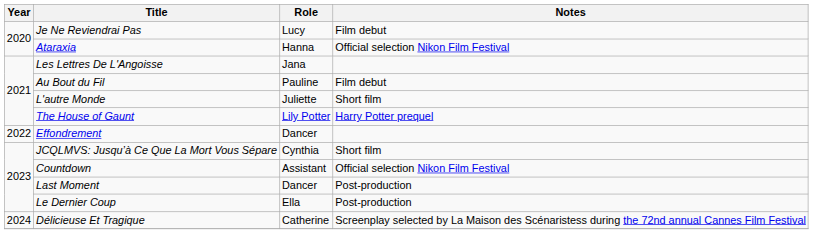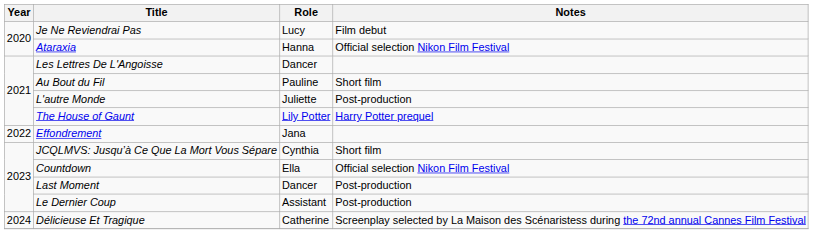(294, 64) Jana -> (300, 64) Dancer
(361, 82) Film debut -> (358, 82) Short film
(358, 99) Short film -> (373, 99) Post-production
(300, 133) Dancer -> (294, 133) Jana
(304, 168) Аssistant -> (291, 168) Ella
(291, 202) Ella -> (304, 202) Аssistant
